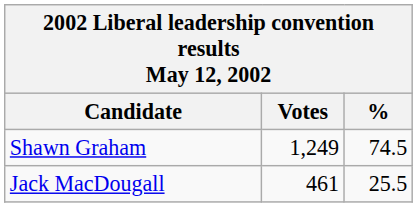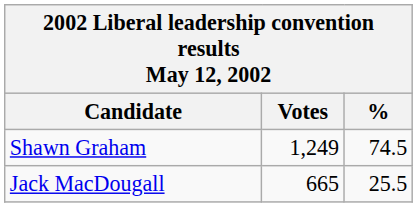(323, 184) 461 -> (323, 184) 665
